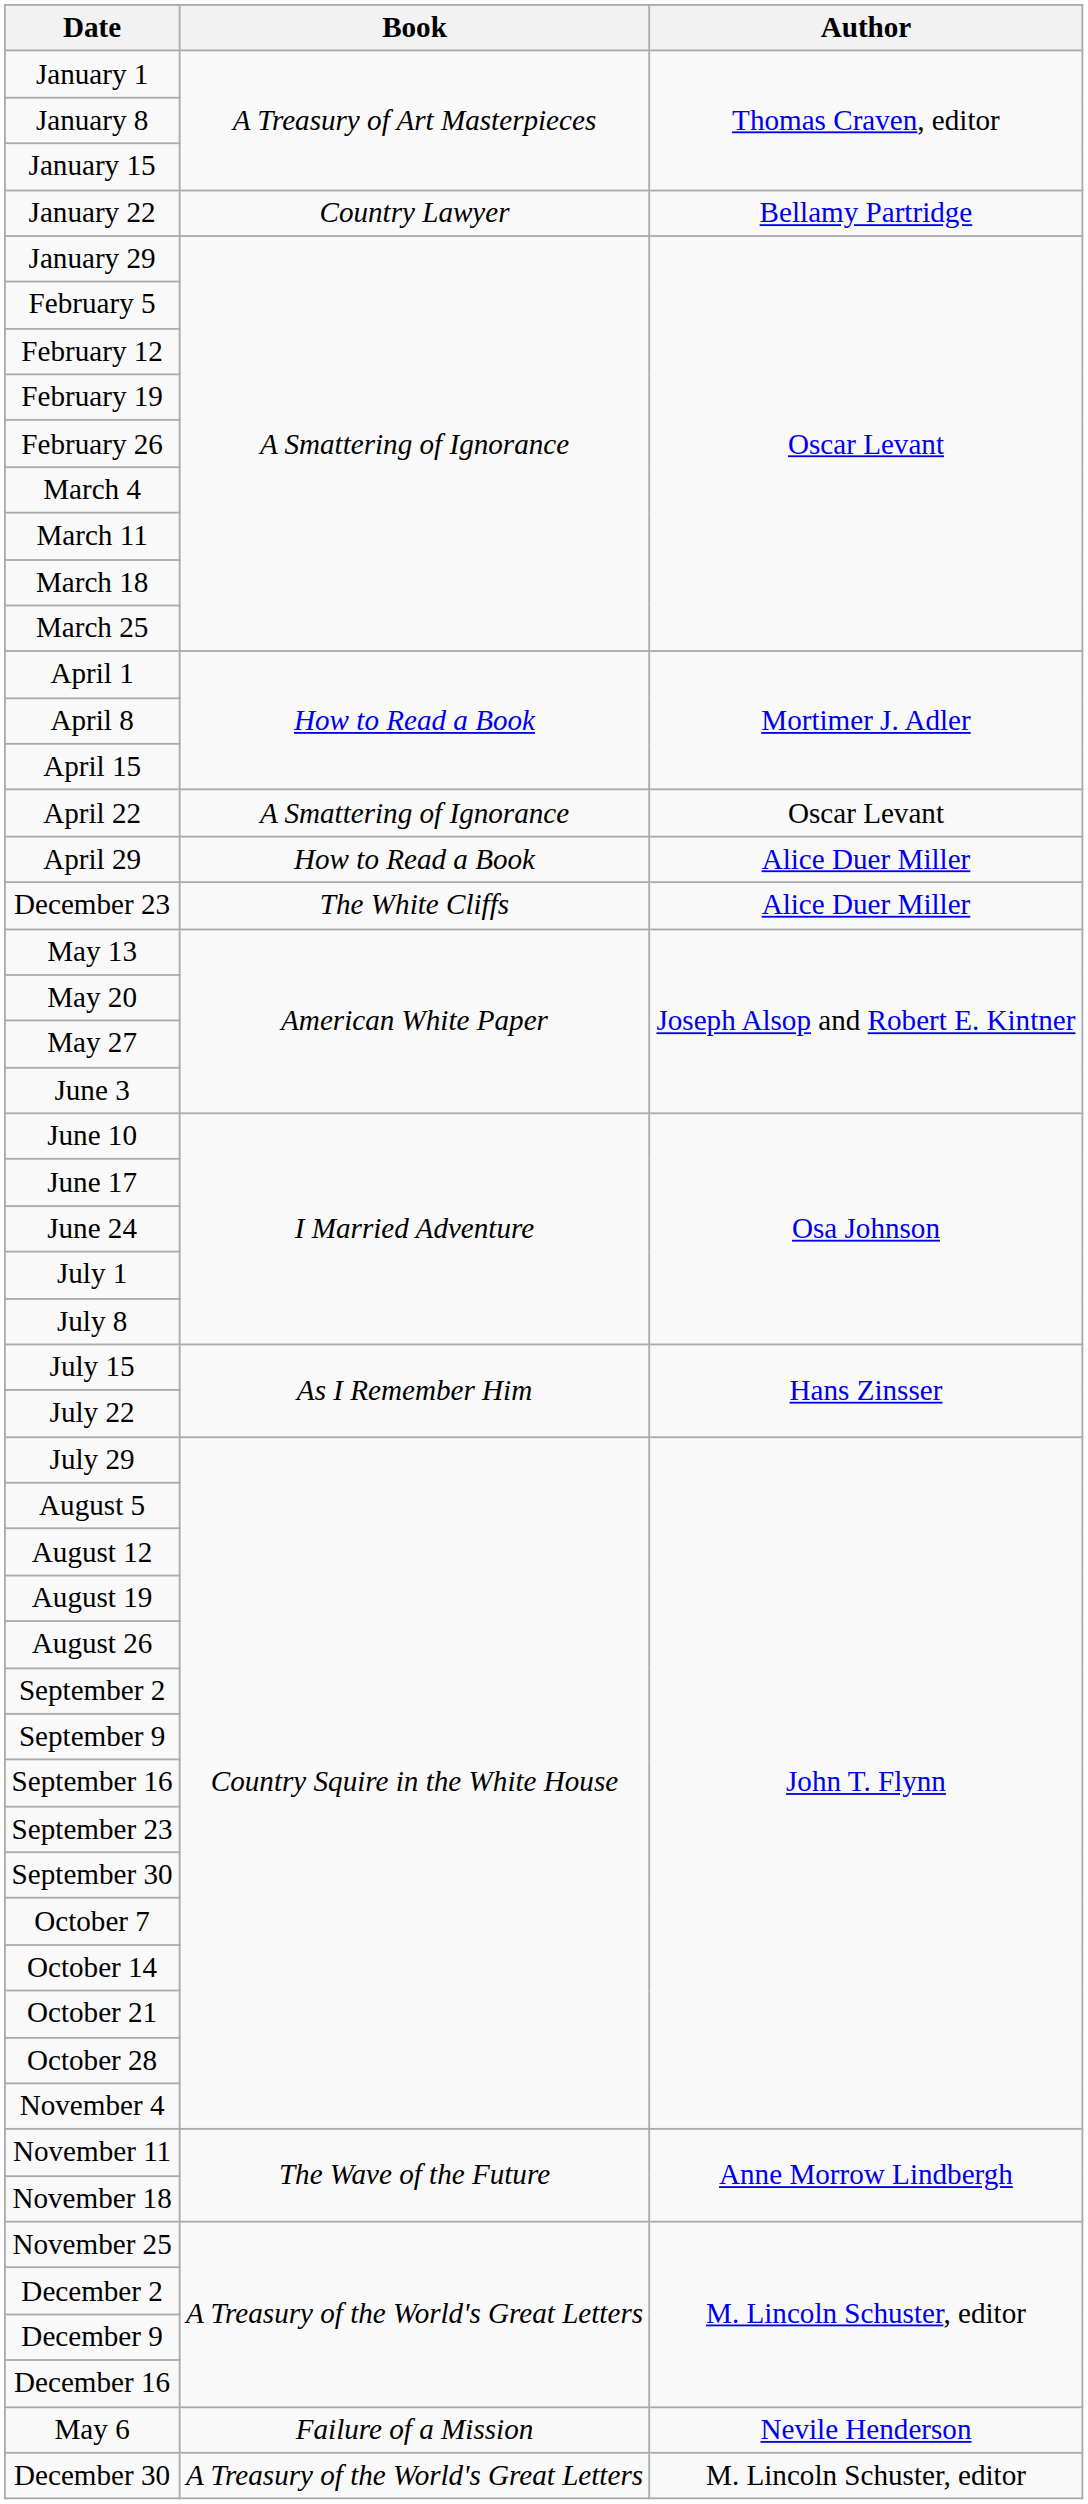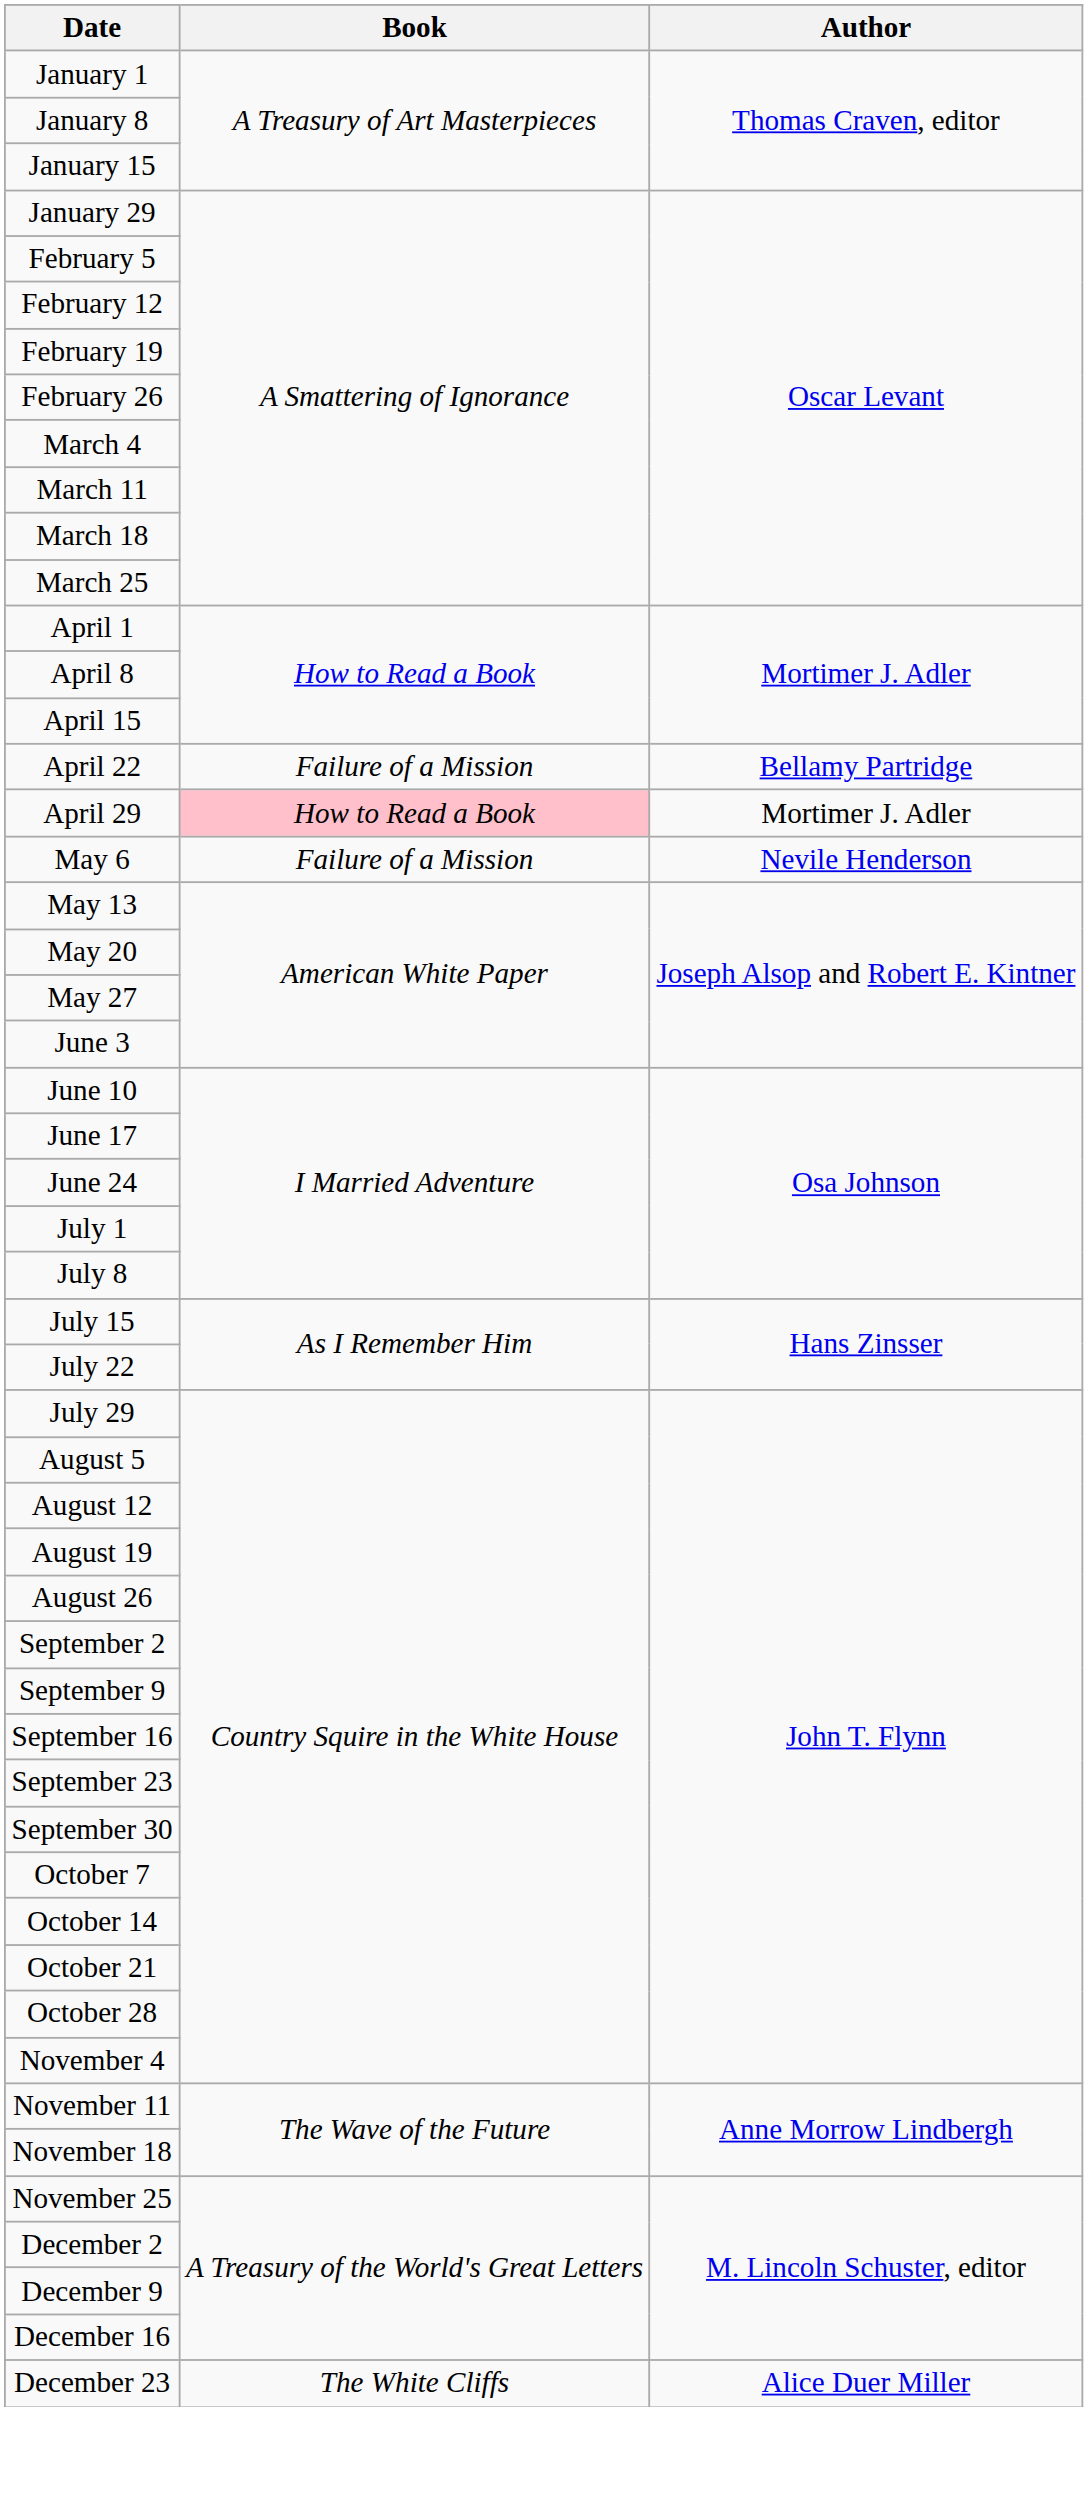- row: (92, 212)
(414, 812) A Smattering of Ignorance -> (415, 766) Failure of a Mission
(866, 812) Oscar Levant -> (866, 766) Bellamy Partridge
(415, 858) no background -> (415, 812) pink background
(866, 858) Alice Duer Miller -> (866, 812) Mortimer J. Adler
rows swapped: (92, 2429) <-> (92, 905)
- row: (92, 2475)
